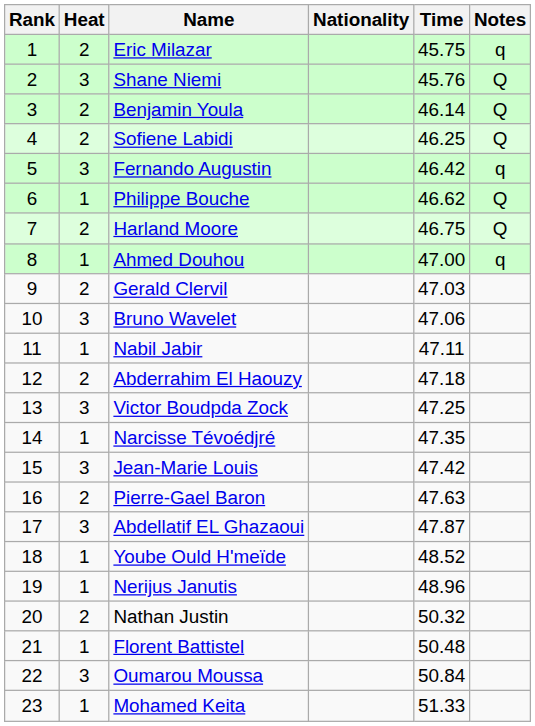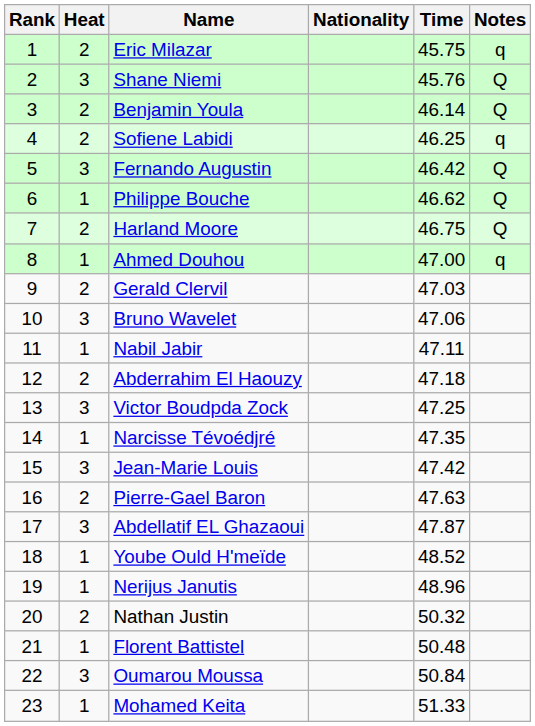(500, 139) Q -> (500, 139) q
(500, 169) q -> (500, 169) Q
